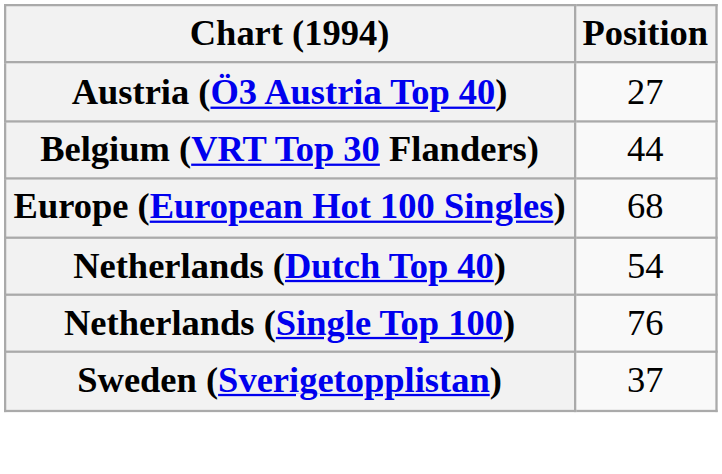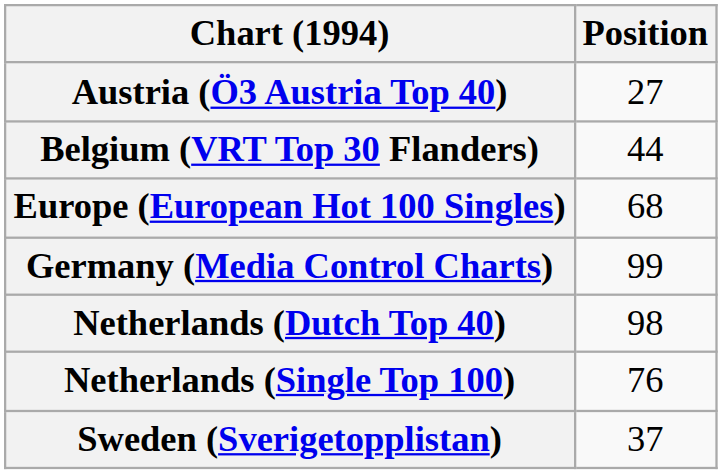+ row: (290, 264)
(645, 264) 54 -> (645, 322) 98
